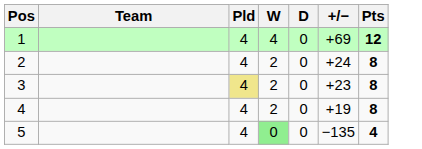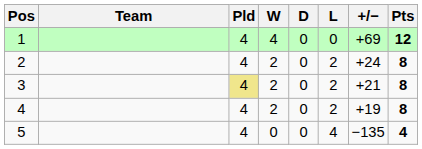+ column: (333, 16)
(338, 86) +23 -> (368, 86) +21
(274, 132) lightgreen background -> (274, 132) no background
